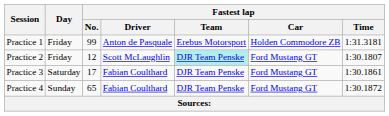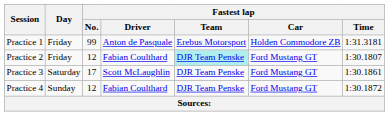(136, 57) Scott McLaughlin -> (135, 57) Fabian Coulthard
(135, 72) Fabian Coulthard -> (136, 72) Scott McLaughlin
(92, 88) 65 -> (92, 88) 12
